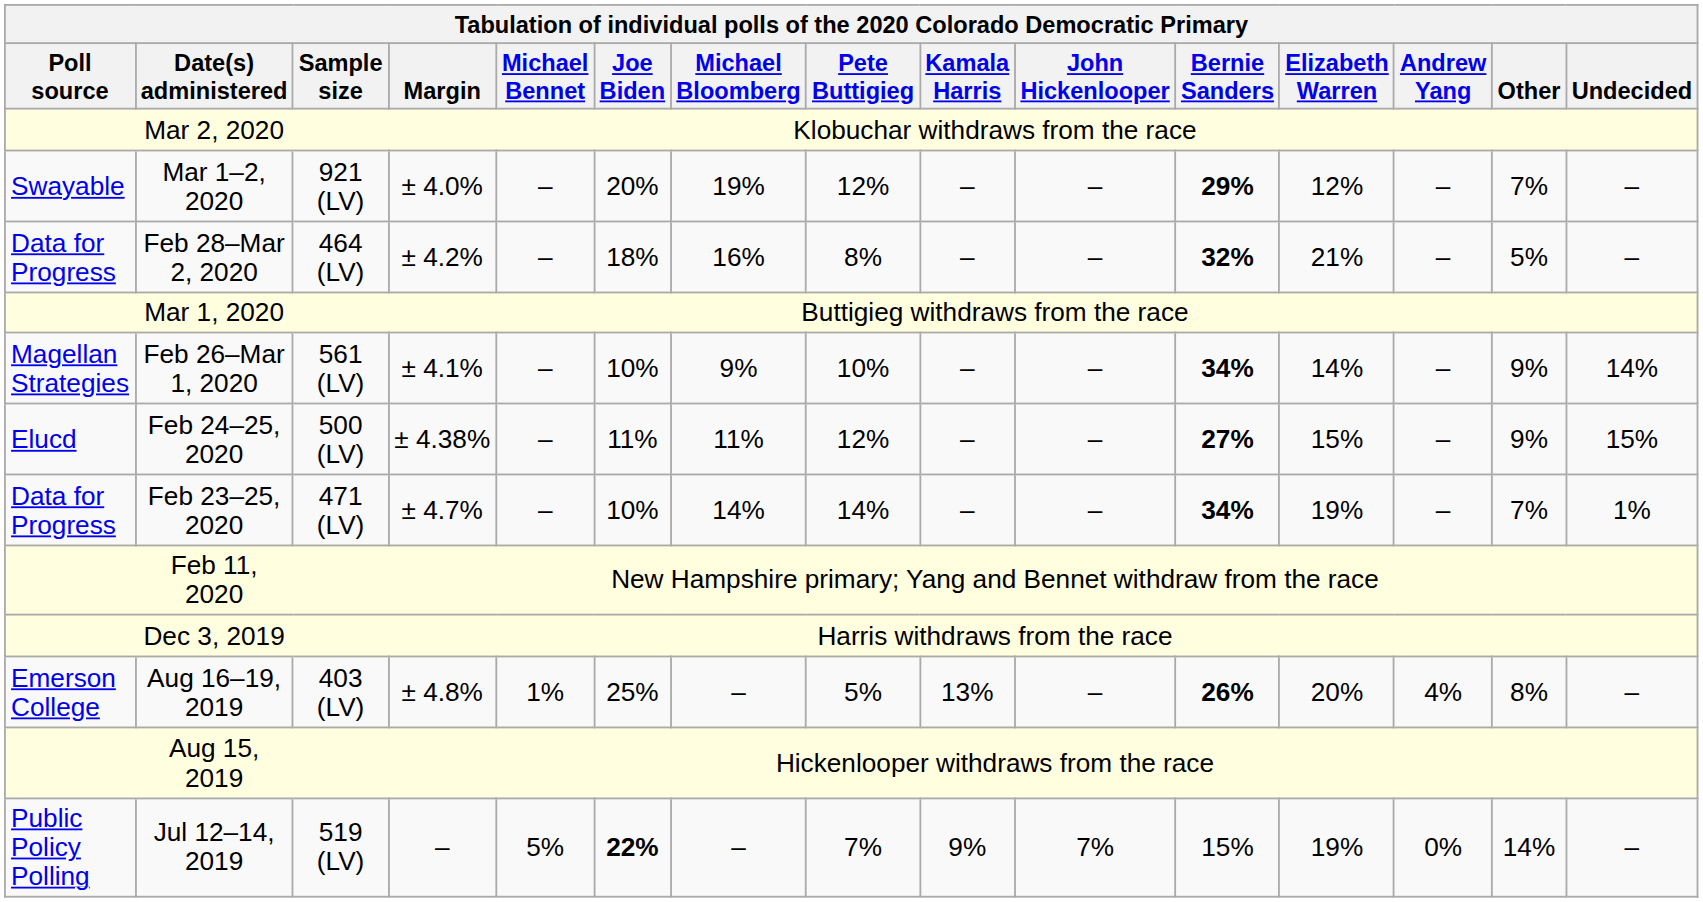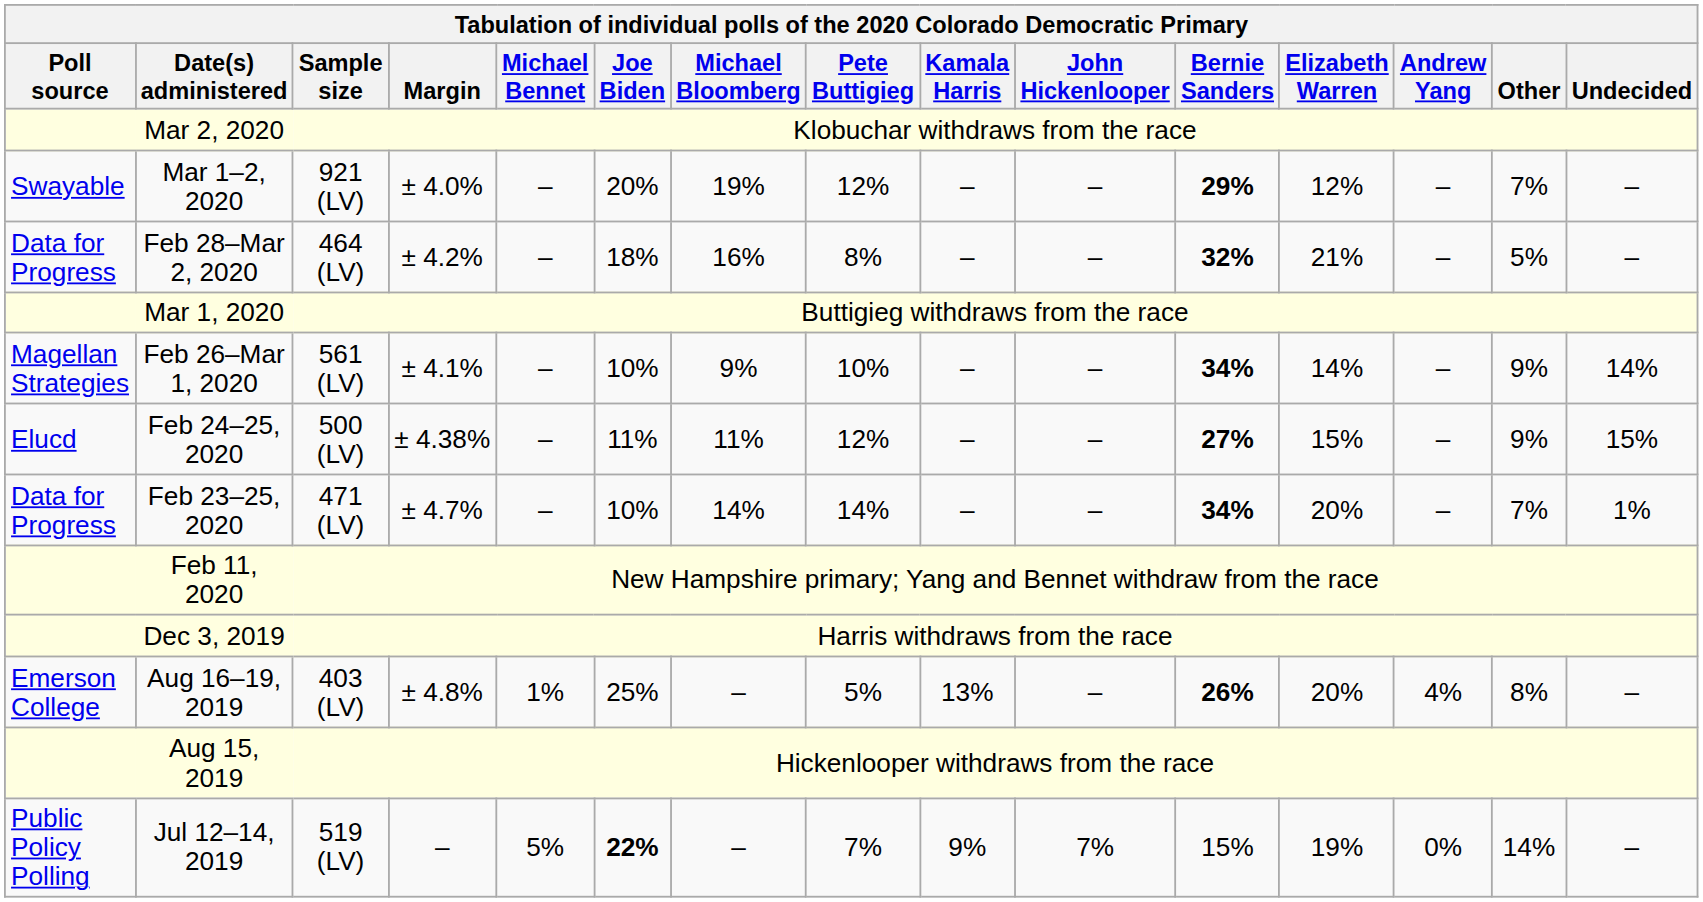(1337, 510) 19% -> (1337, 510) 20%
